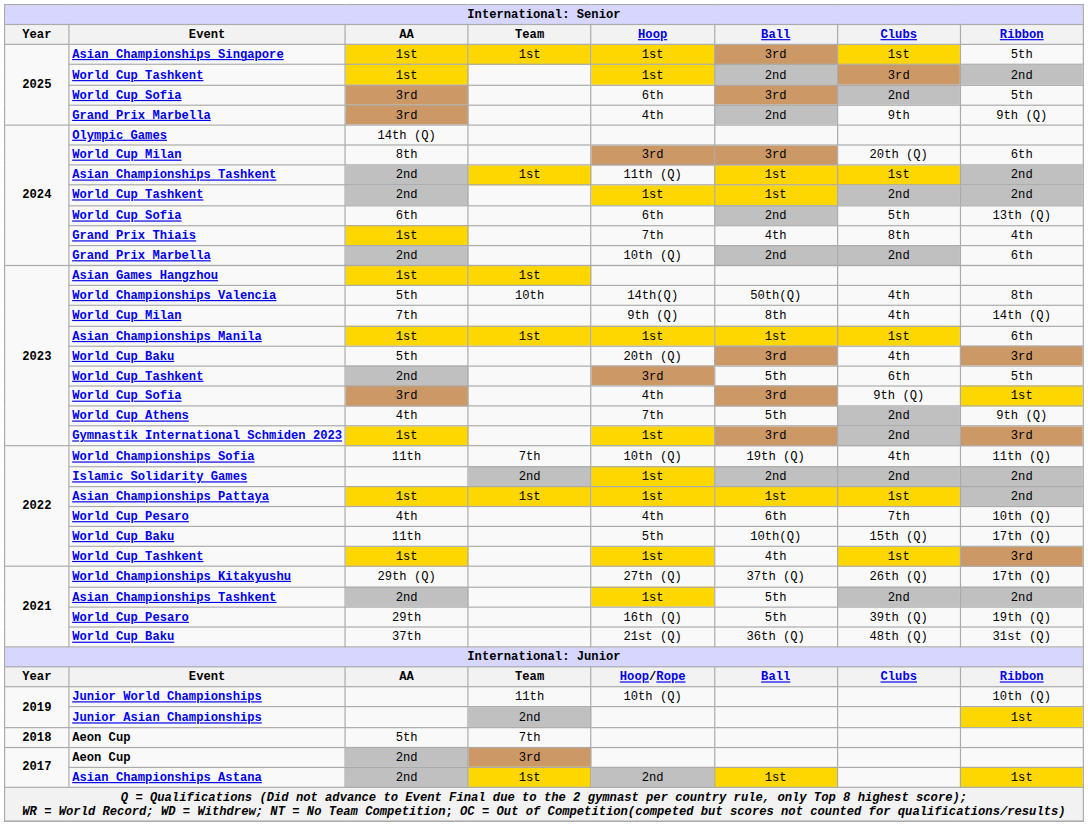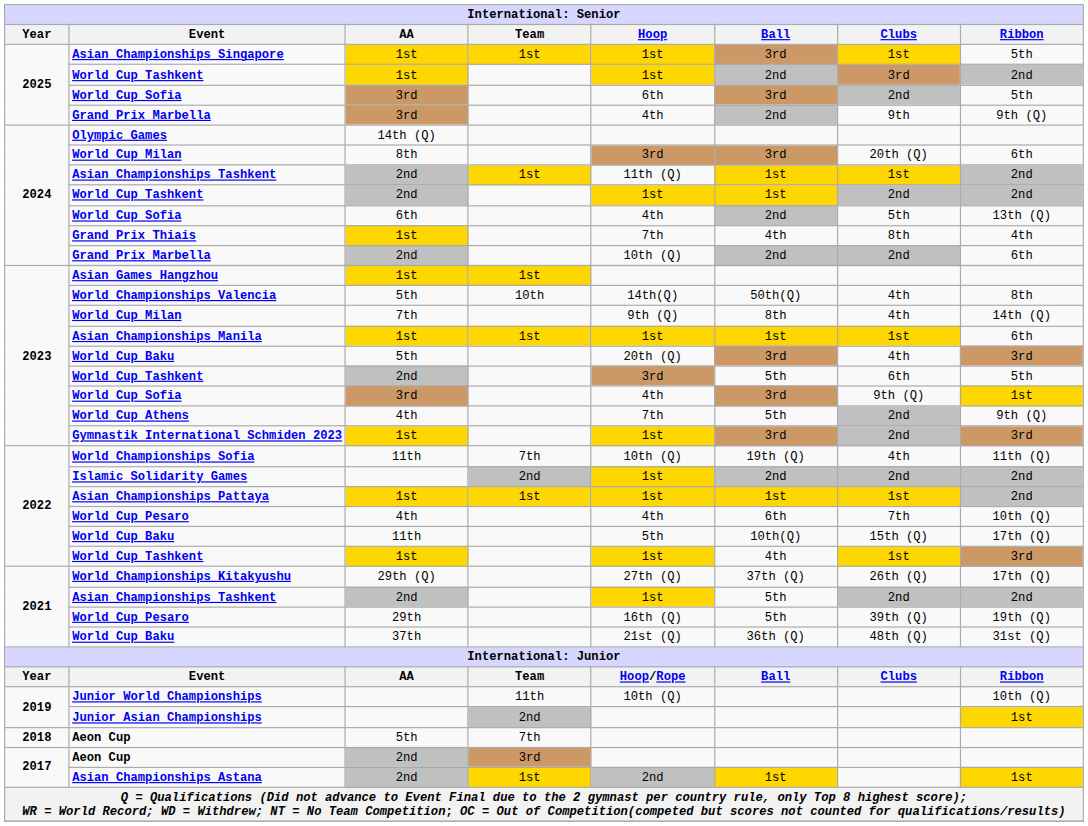(653, 216) 6th -> (653, 216) 4th
